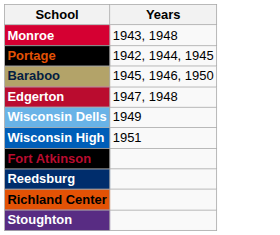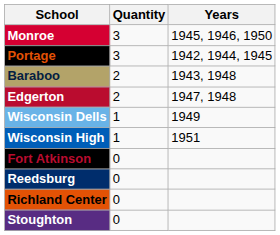+ column: (139, 14)
(145, 35) 1943, 1948 -> (222, 35) 1945, 1946, 1950
(163, 76) 1945, 1946, 1950 -> (204, 76) 1943, 1948
